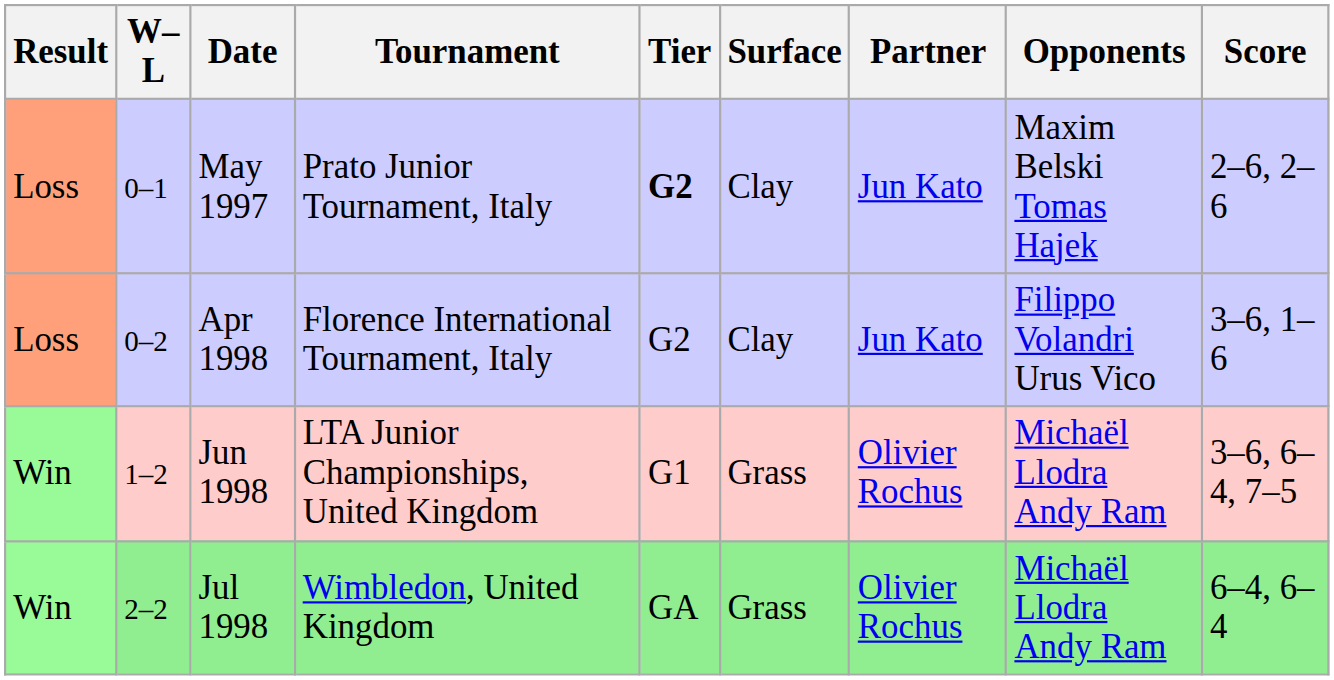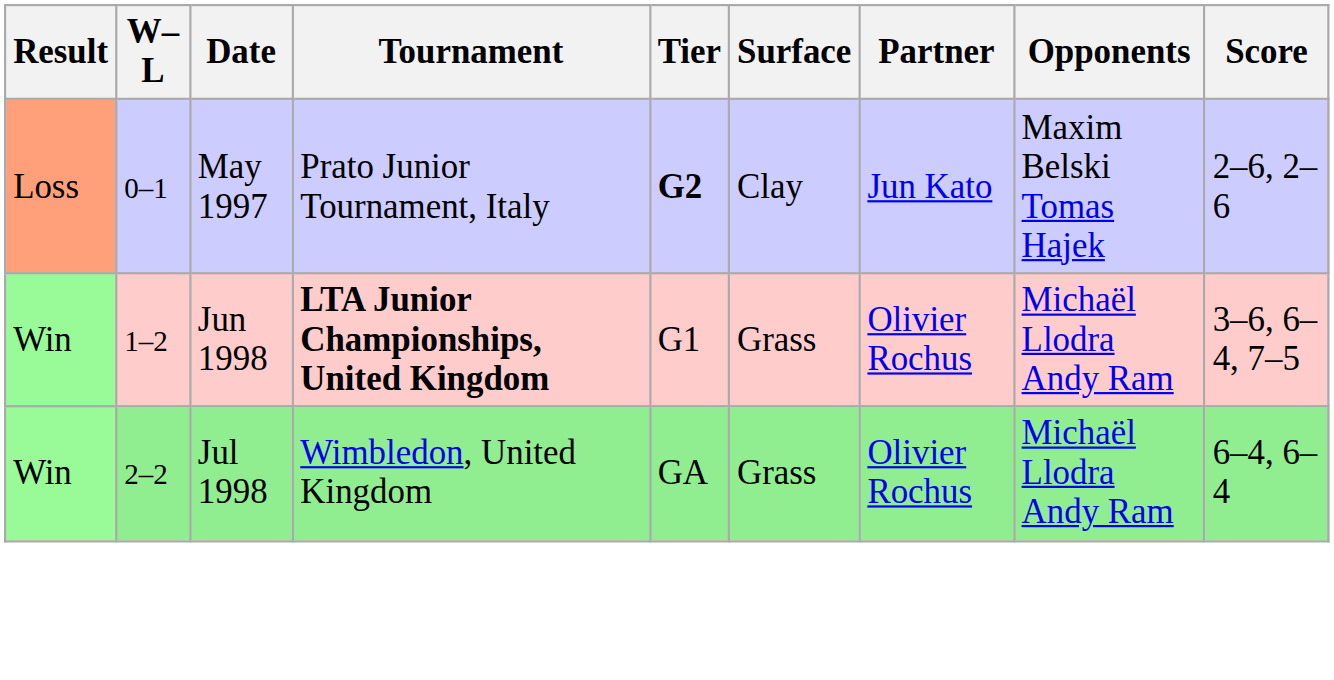- row: (233, 338)
(420, 472) normal -> (425, 338) bold
